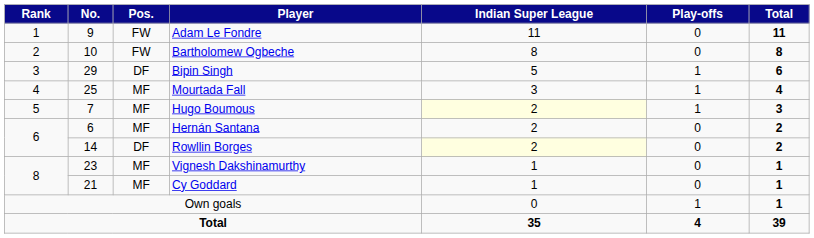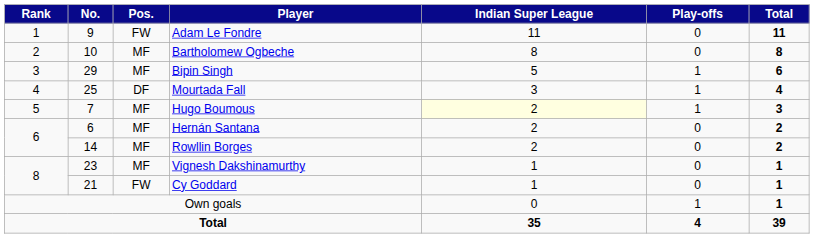(141, 52) FW -> (141, 52) MF
(141, 71) DF -> (141, 71) MF
(141, 90) MF -> (141, 90) DF
(141, 147) DF -> (141, 147) MF
(534, 147) lightyellow background -> (534, 147) no background
(141, 185) MF -> (141, 185) FW
